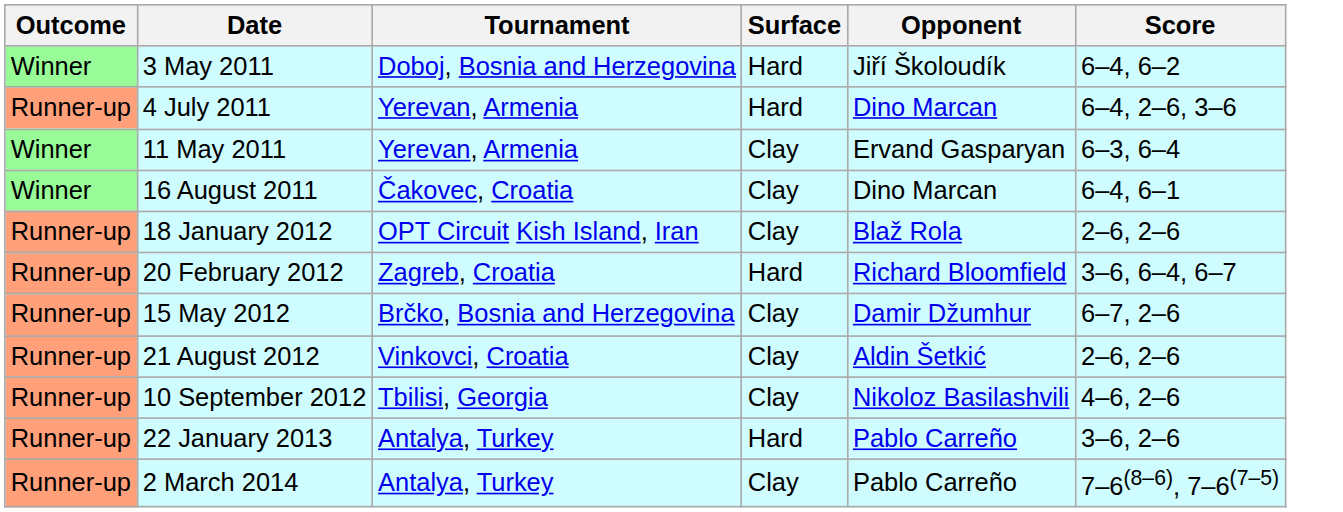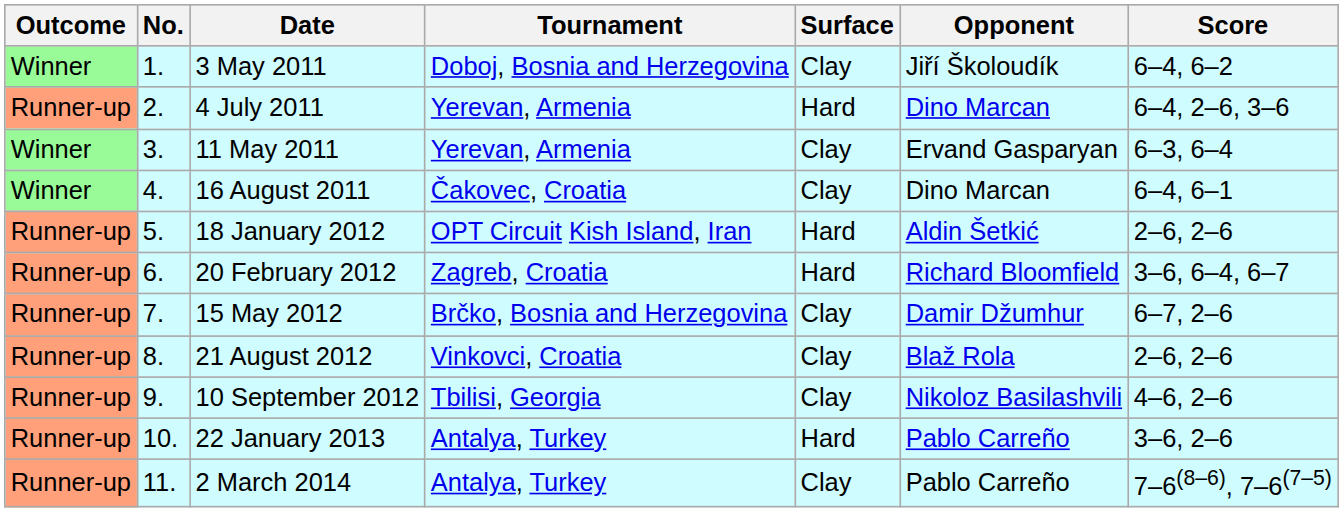+ column: (163, 24)
(775, 65) Hard -> (826, 65) Clay
(773, 231) Clay -> (828, 231) Hard
(907, 231) Blaž Rola -> (972, 231) Aldin Šetkić
(919, 355) Aldin Šetkić -> (960, 355) Blaž Rola
